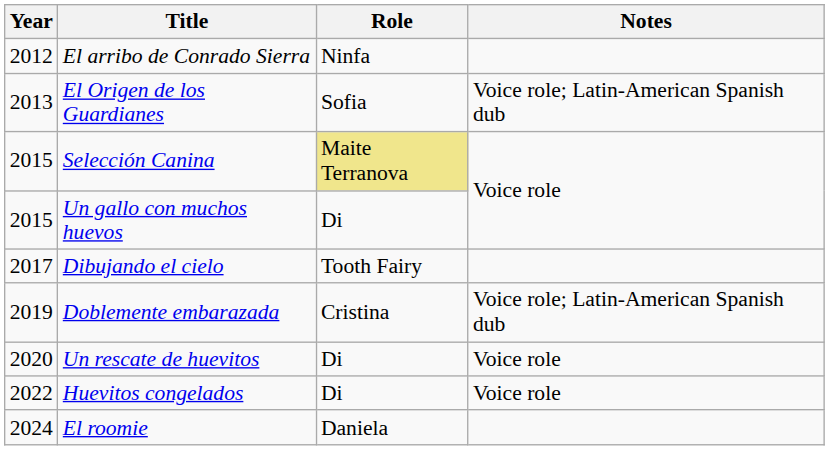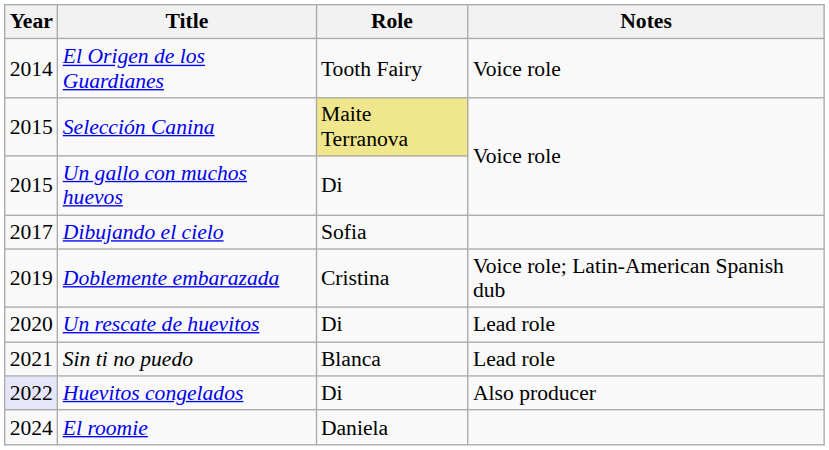- row: (186, 55)
(31, 102) 2013 -> (31, 68) 2014
(344, 102) Sofia -> (371, 68) Tooth Fairy
(628, 102) Voice role; Latin-American Spanish dub -> (517, 68) Voice role
(371, 265) Tooth Fairy -> (344, 231) Sofia
(517, 358) Voice role -> (514, 324) Lead role
+ row: (128, 358)
(31, 392) no background -> (31, 392) lavender background
(517, 392) Voice role -> (534, 392) Also producer
